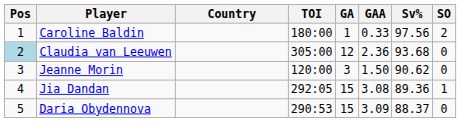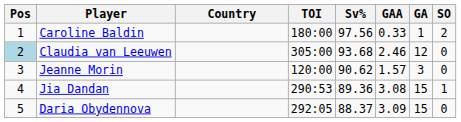columns swapped: (347, 14) <-> (412, 14)
(375, 52) 2.36 -> (392, 52) 2.46
(375, 70) 1.50 -> (392, 70) 1.57
(312, 89) 292:05 -> (312, 89) 290:53
(312, 108) 290:53 -> (312, 108) 292:05
